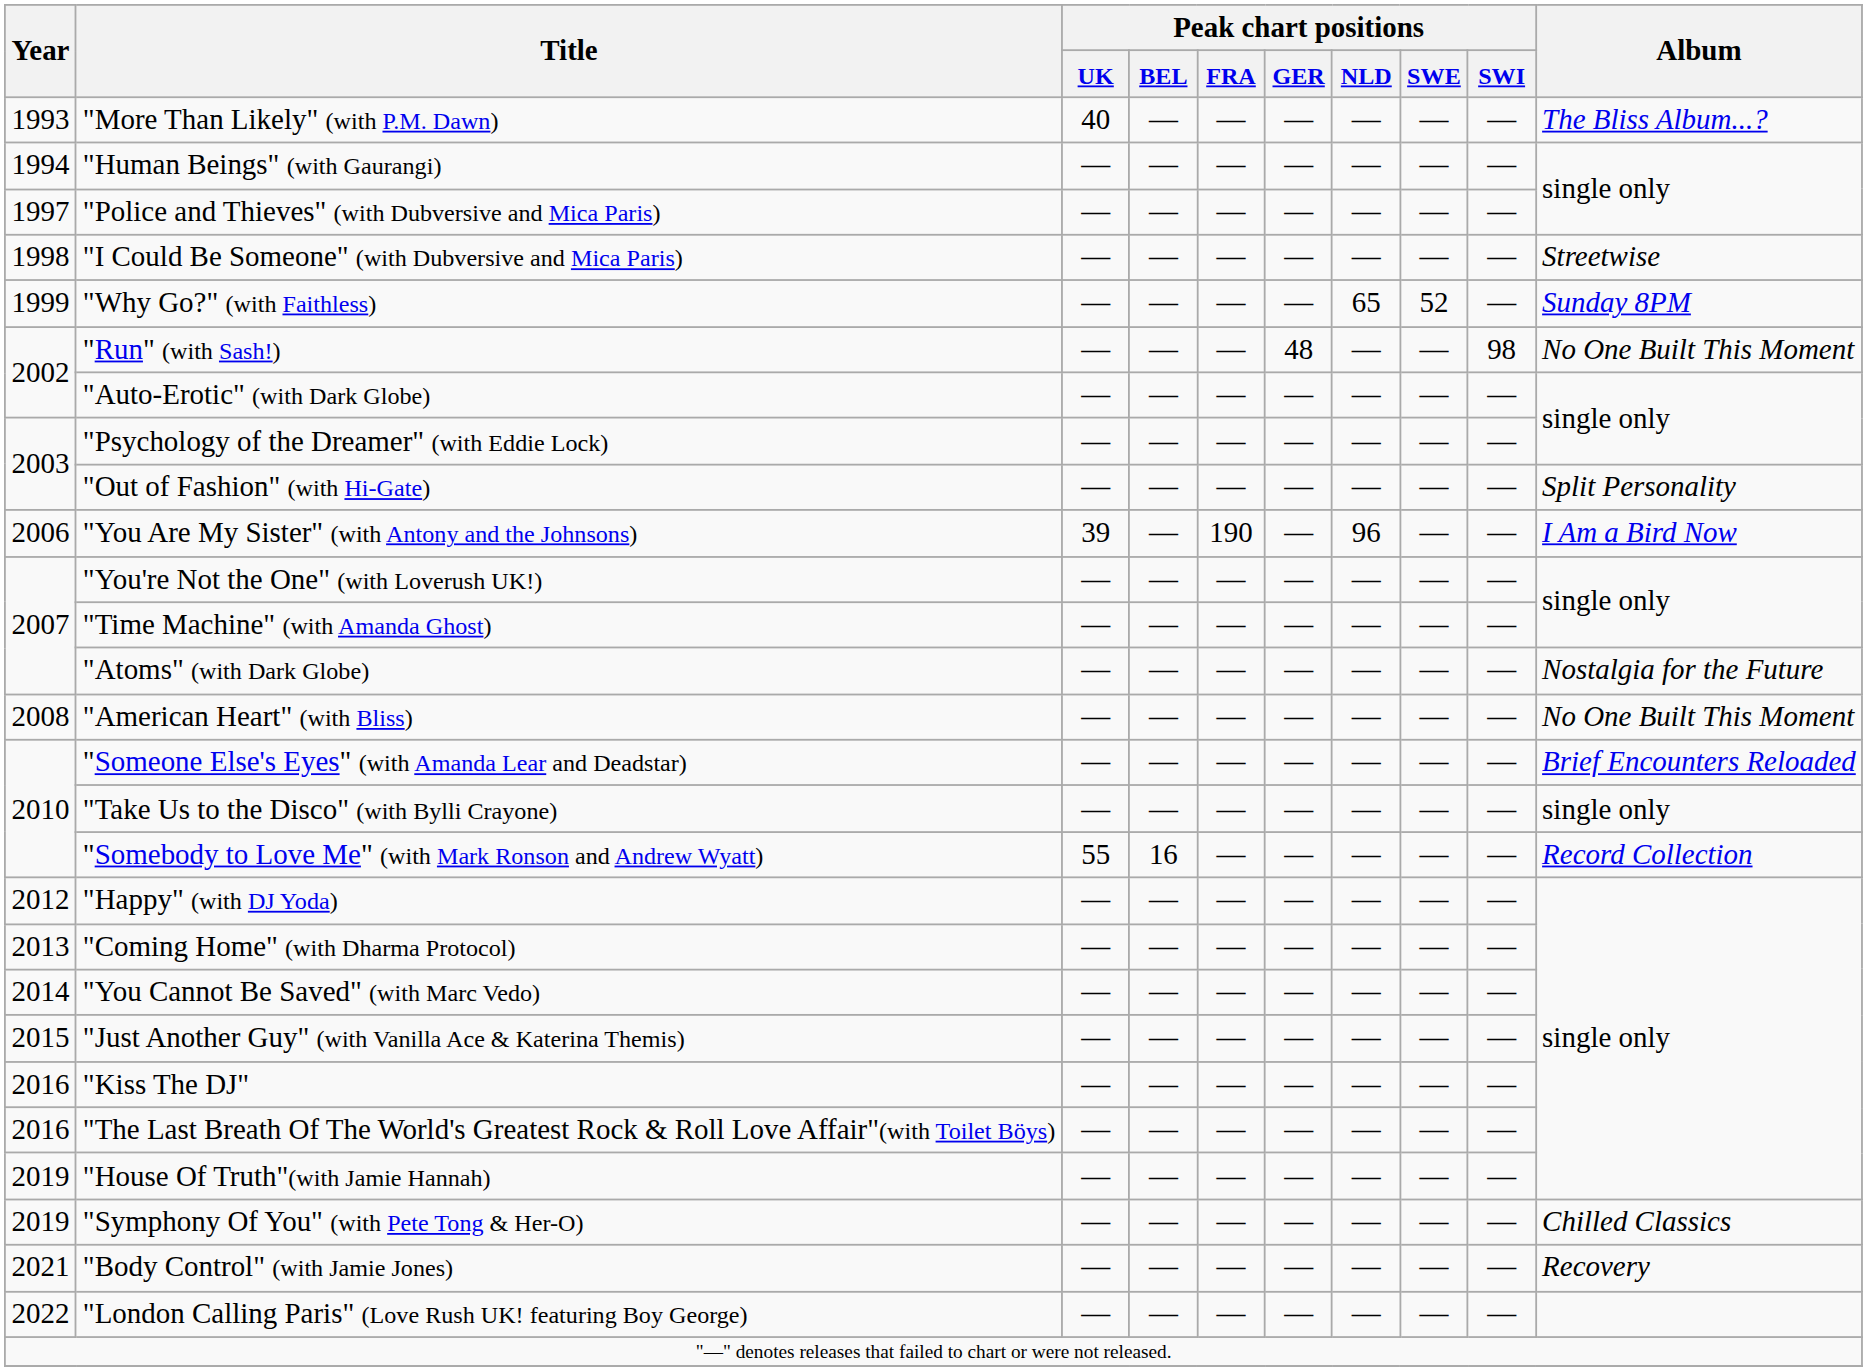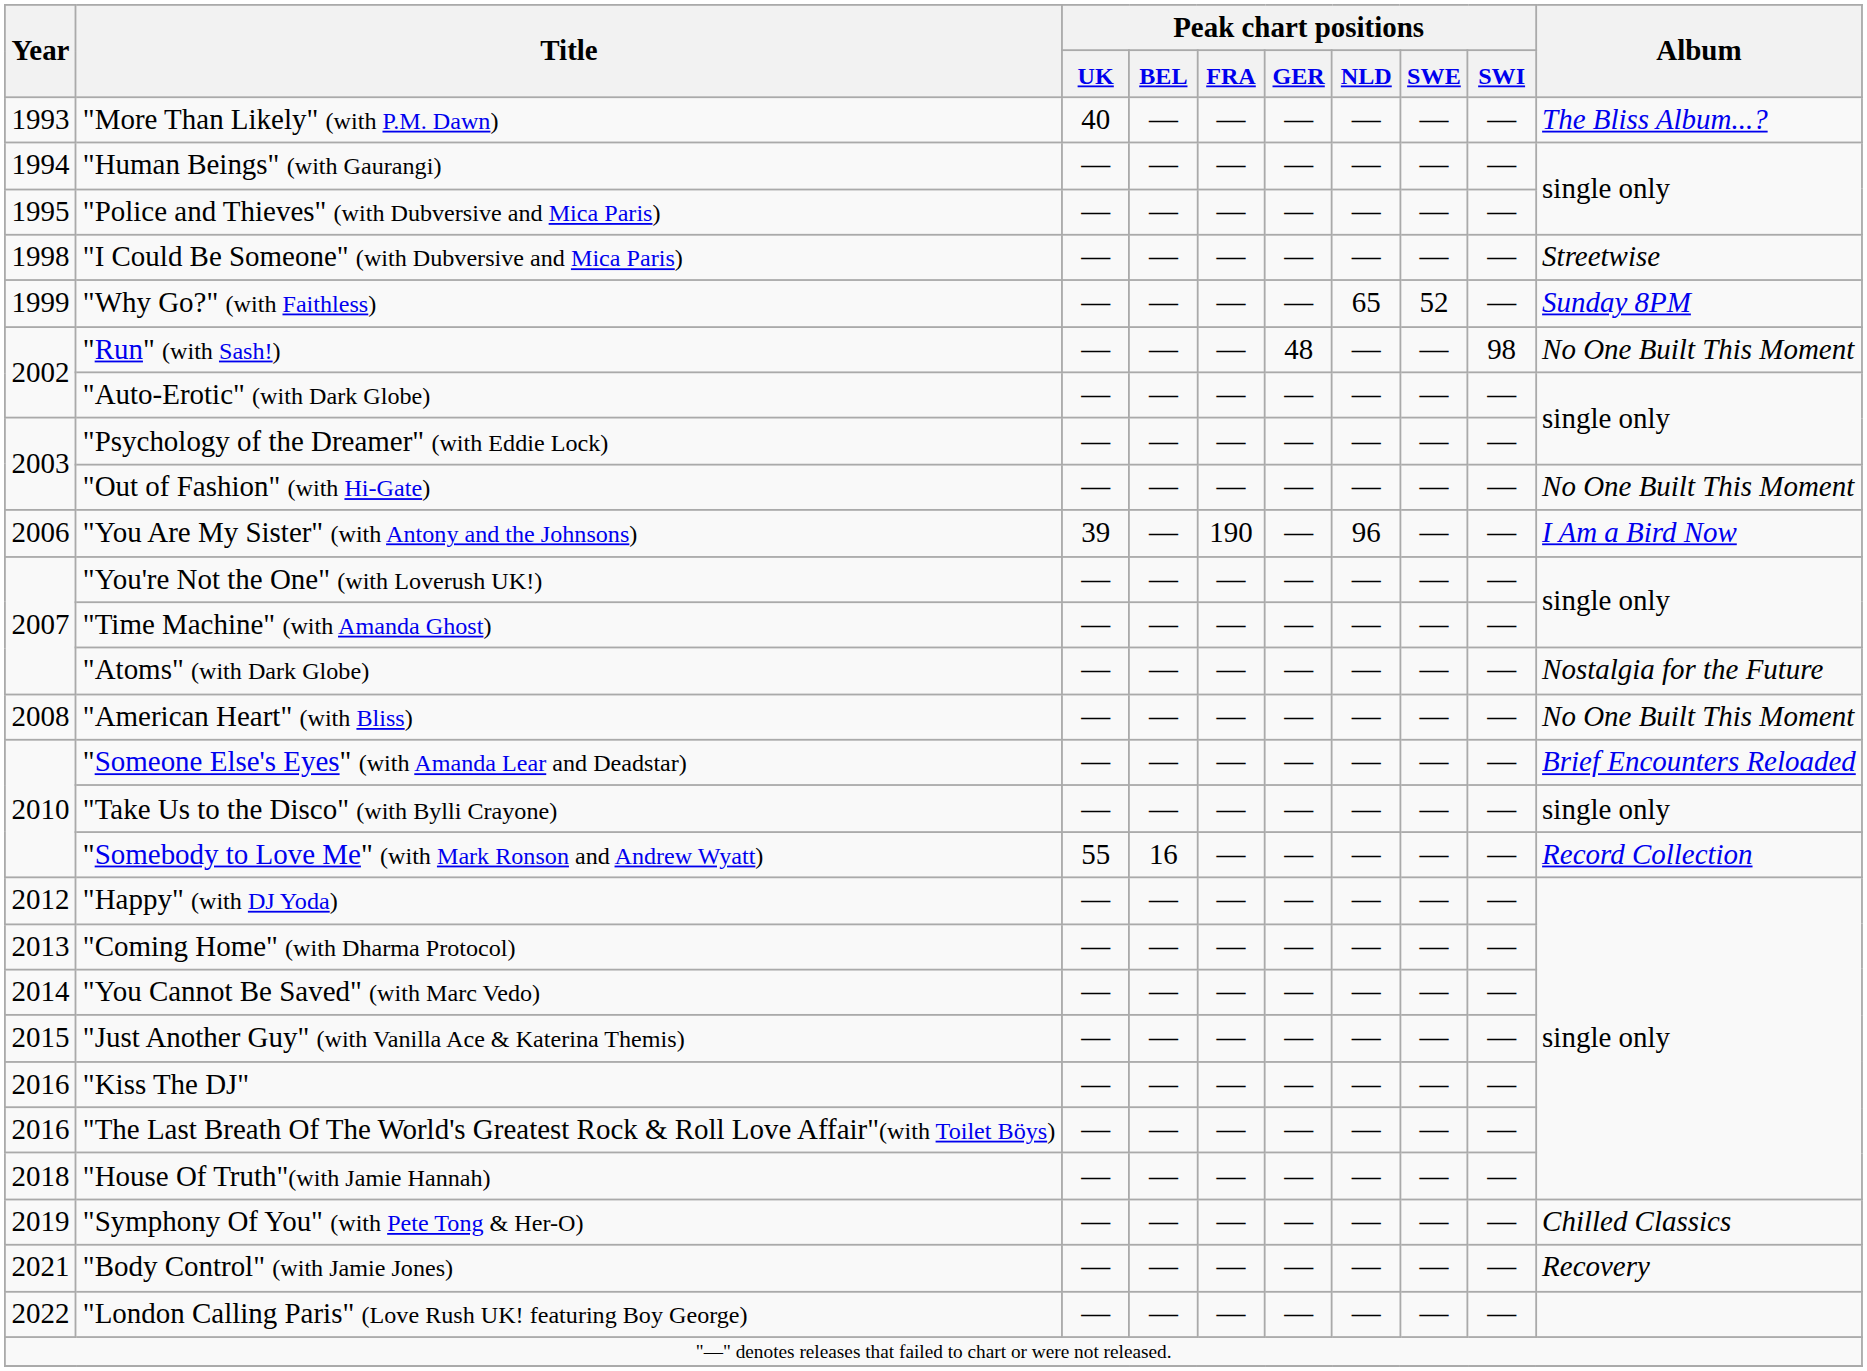(41, 211) 1997 -> (41, 211) 1995
(1639, 486) Split Personality -> (1698, 486) No One Built This Moment
(41, 1175) 2019 -> (41, 1175) 2018
